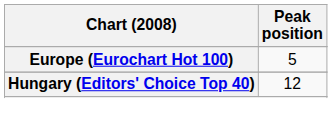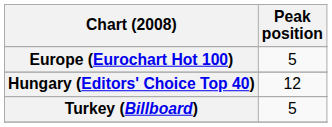+ row: (131, 109)
